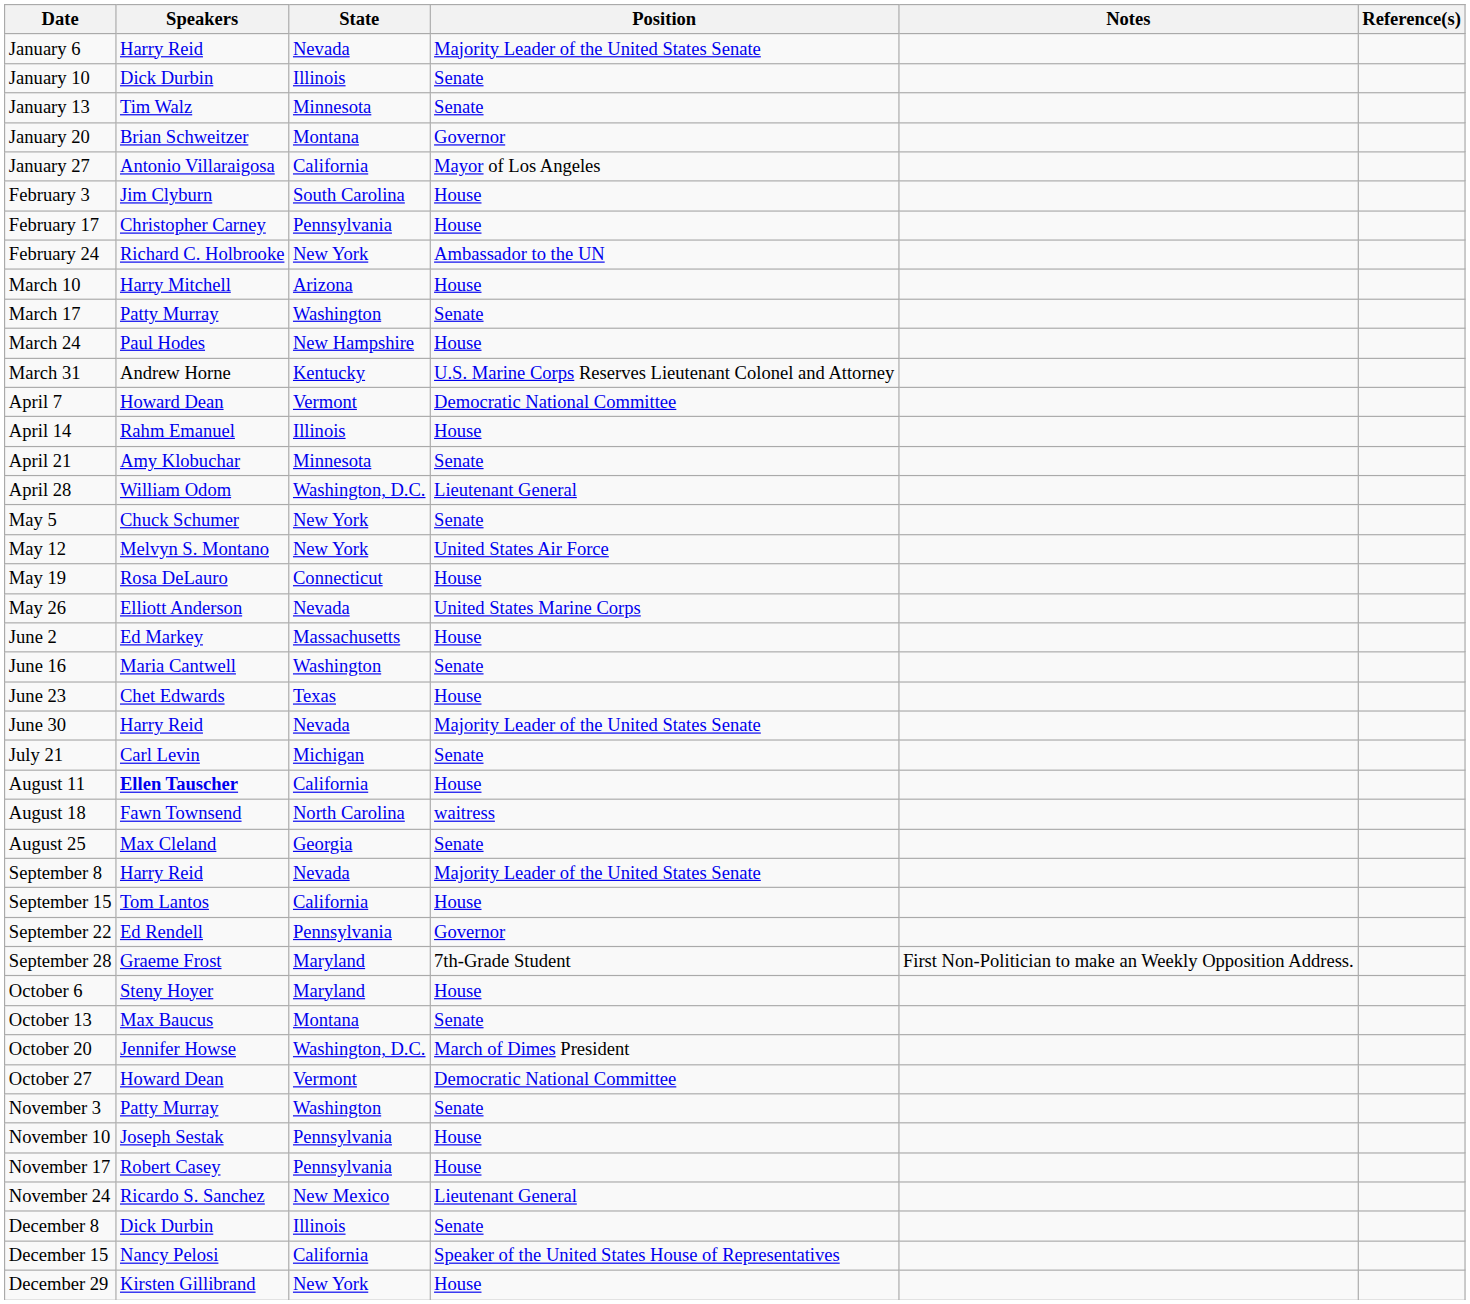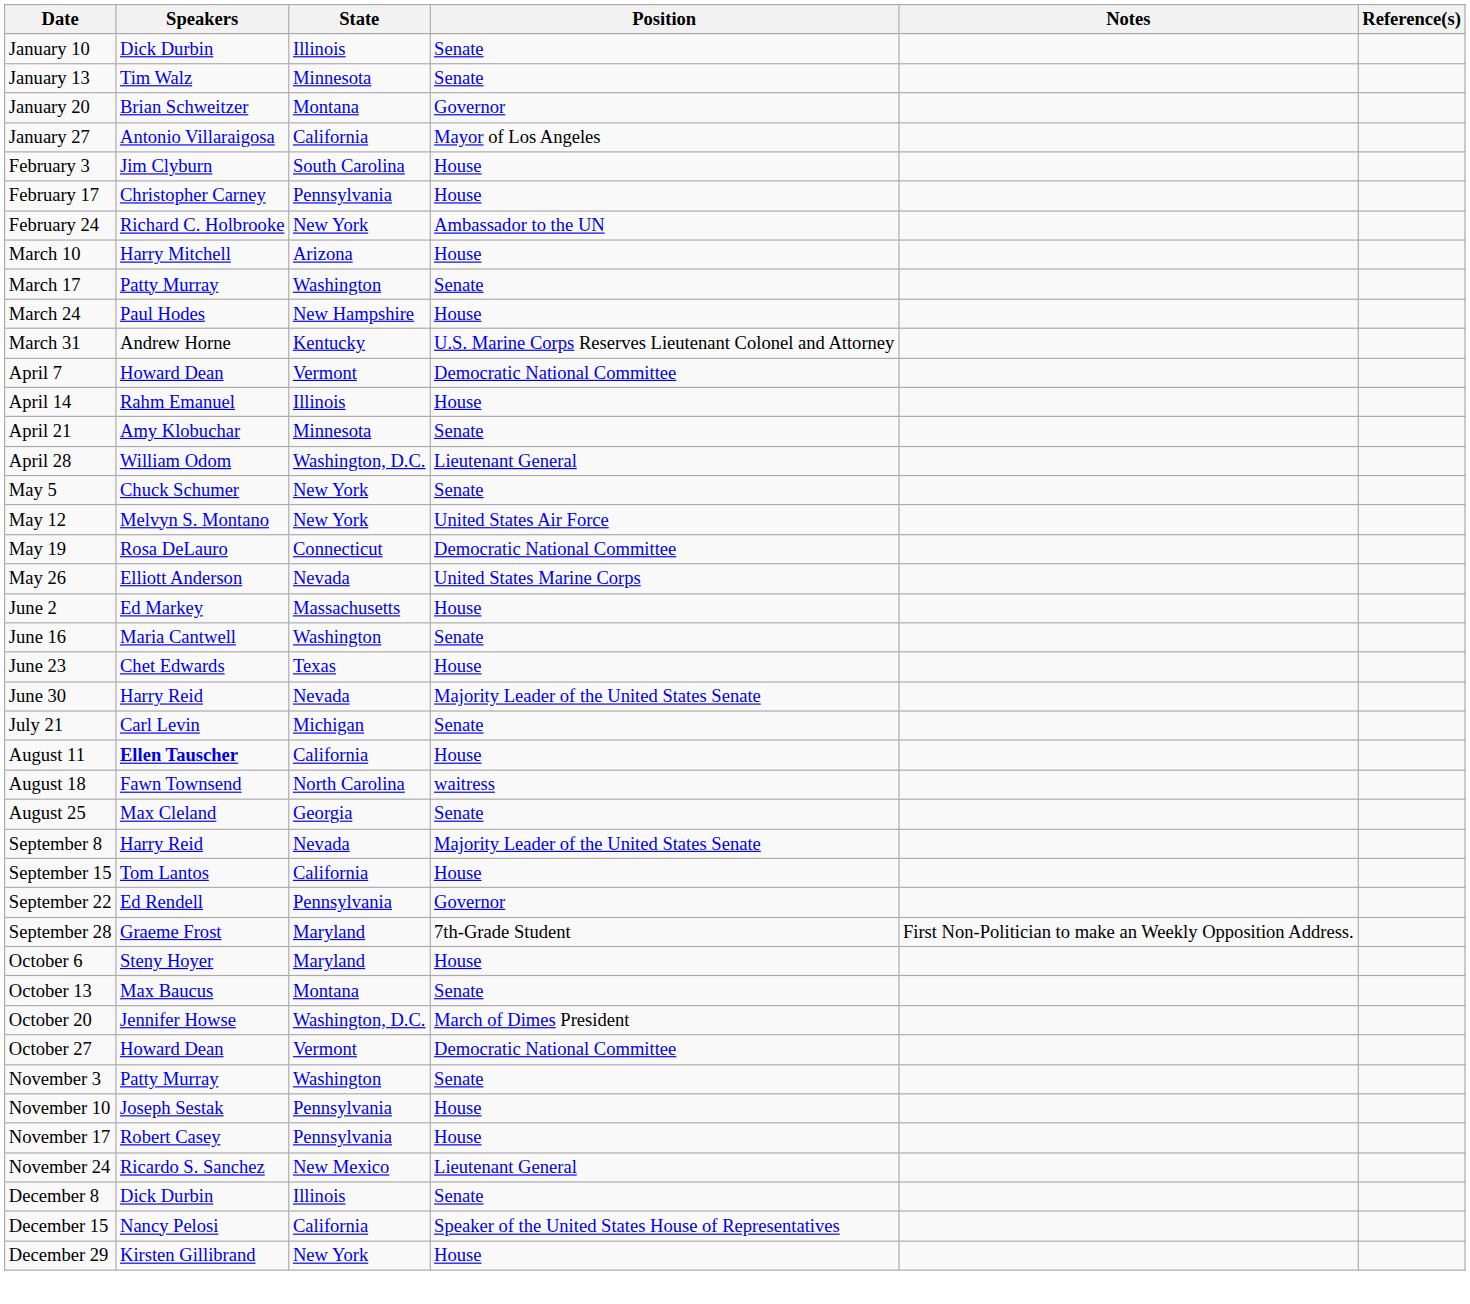- row: (45, 48)
(458, 578) House -> (555, 549) Democratic National Committee
